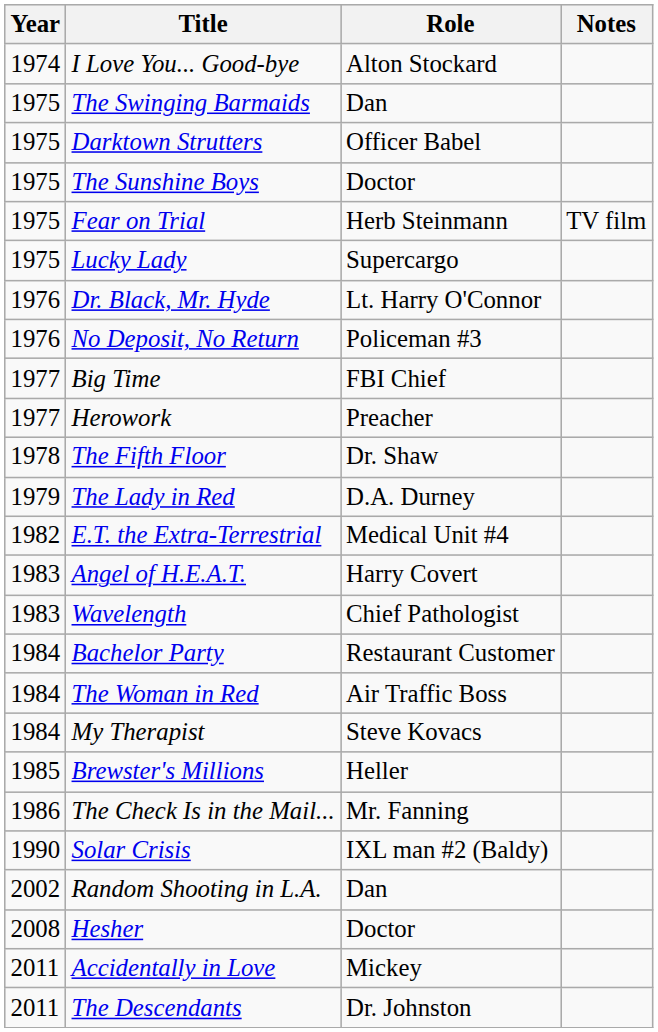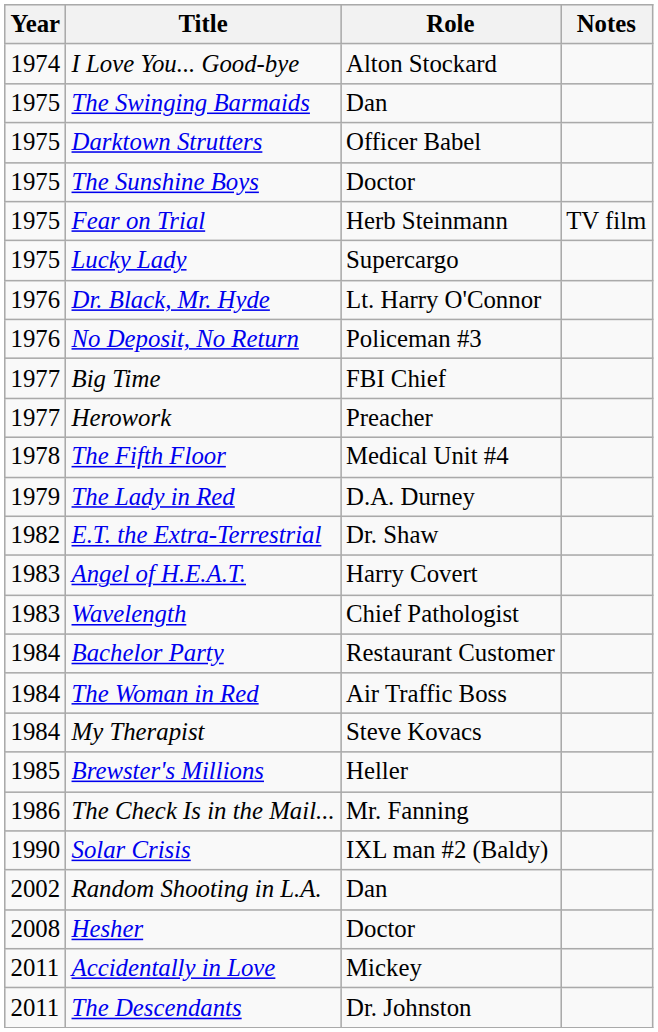(392, 456) Dr. Shaw -> (427, 456) Medical Unit #4
(427, 535) Medical Unit #4 -> (392, 535) Dr. Shaw
